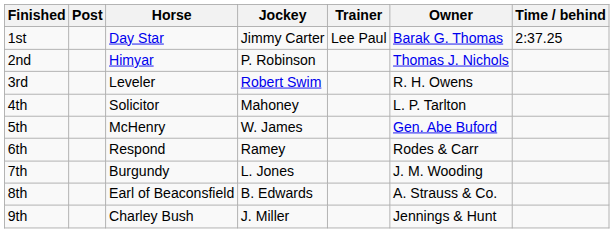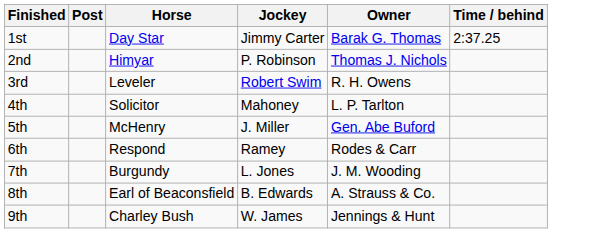- column: (359, 15)
(272, 127) W. James -> (265, 127) J. Miller
(265, 216) J. Miller -> (272, 216) W. James
